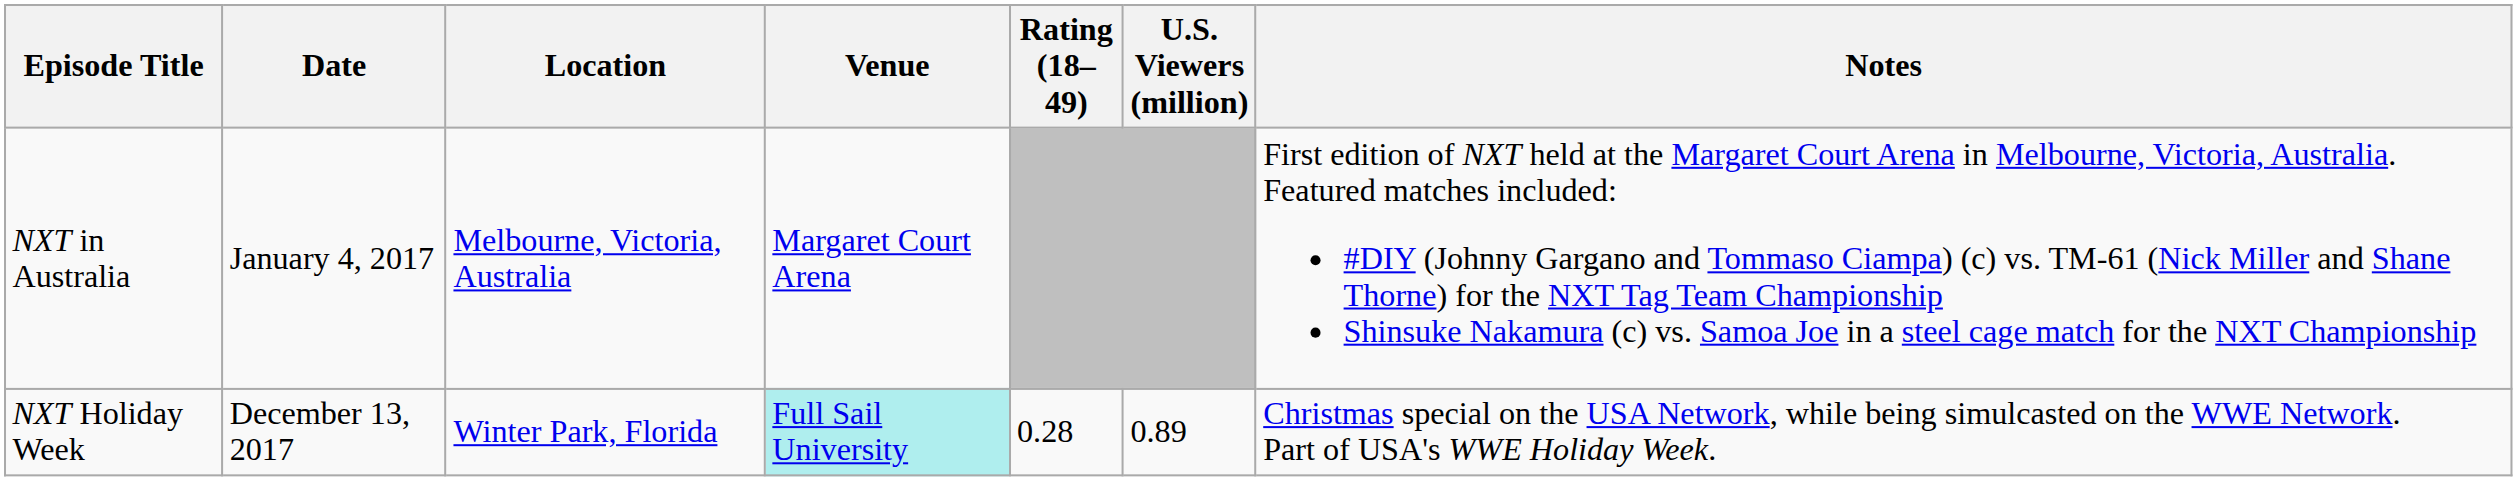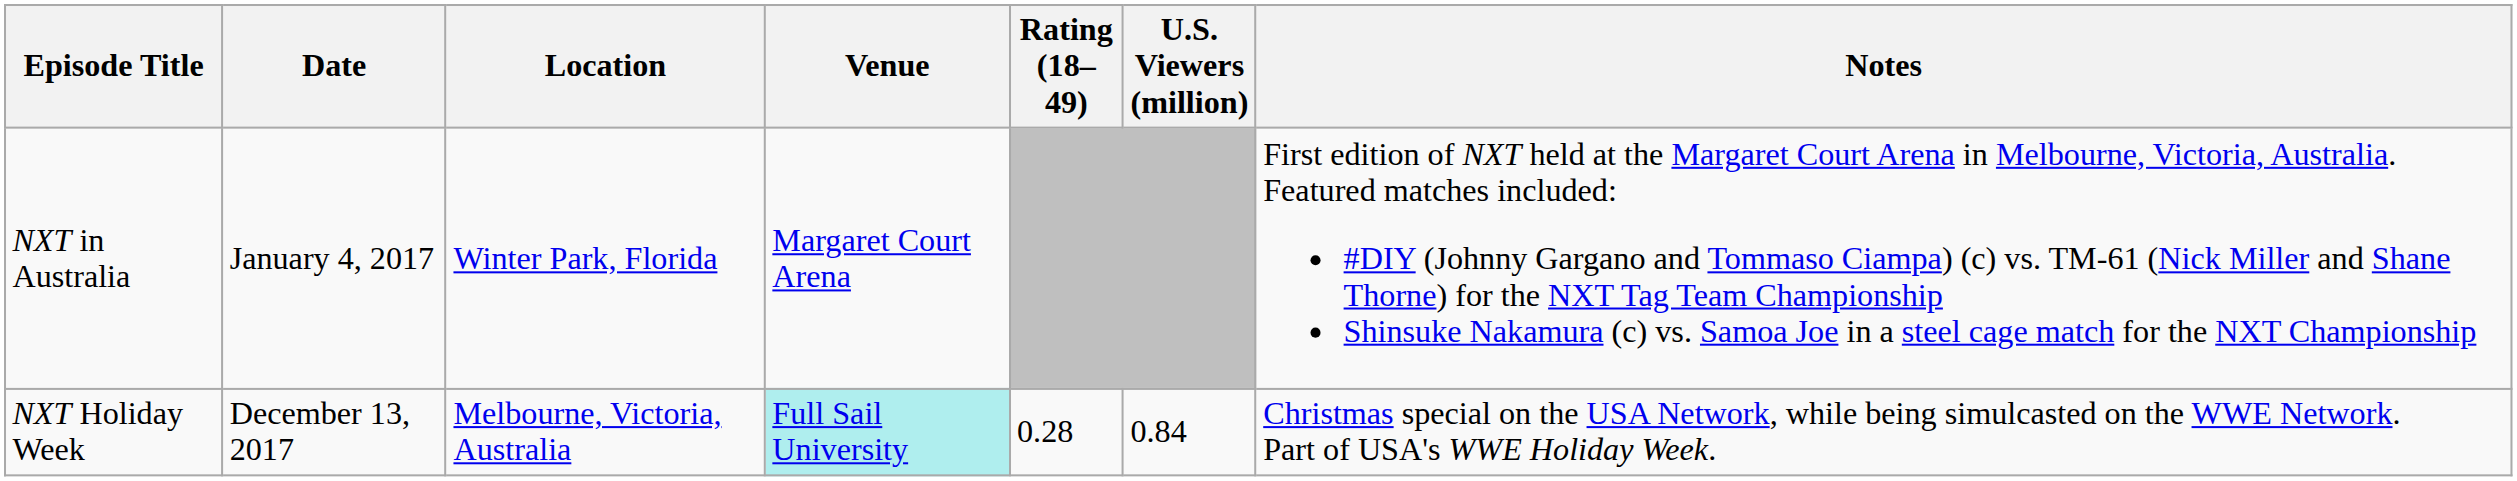(587, 257) Melbourne, Victoria, Australia -> (585, 257) Winter Park, Florida
(585, 431) Winter Park, Florida -> (587, 431) Melbourne, Victoria, Australia
(1159, 431) 0.89 -> (1159, 431) 0.84
